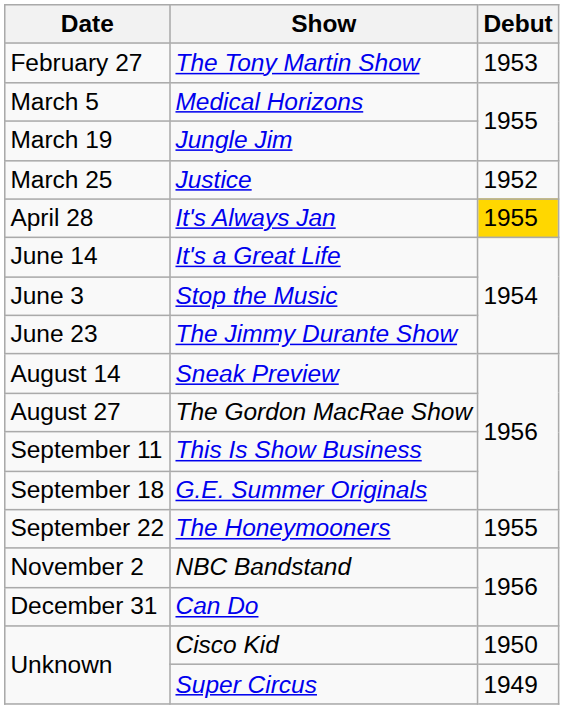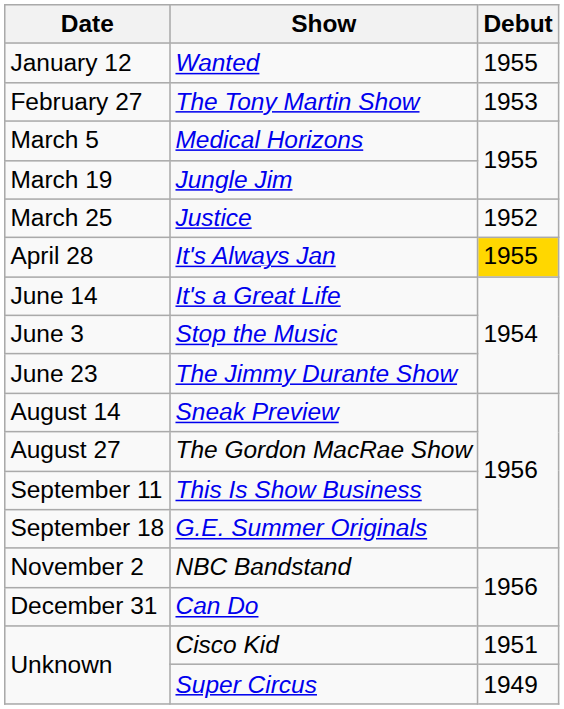+ row: (217, 62)
- row: (283, 528)
(511, 645) 1950 -> (511, 645) 1951
